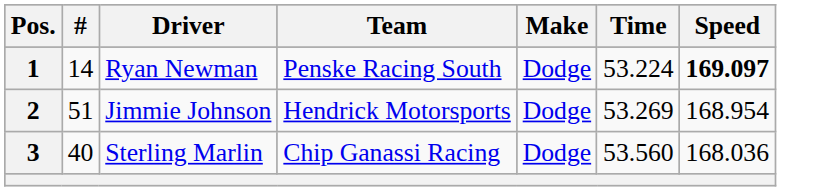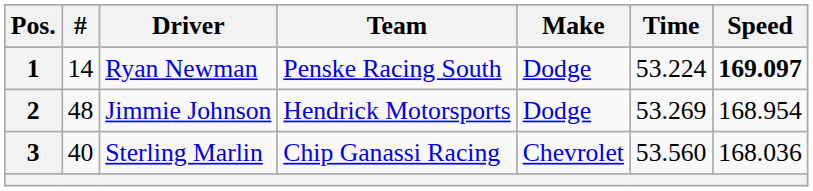(80, 110) 51 -> (80, 110) 48
(557, 152) Dodge -> (573, 152) Chevrolet
